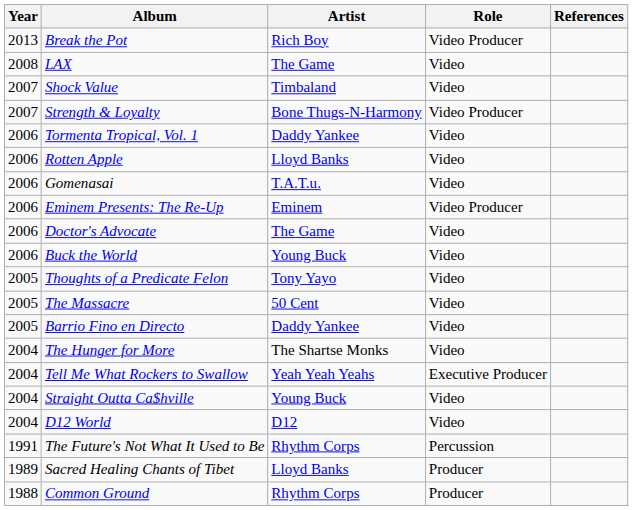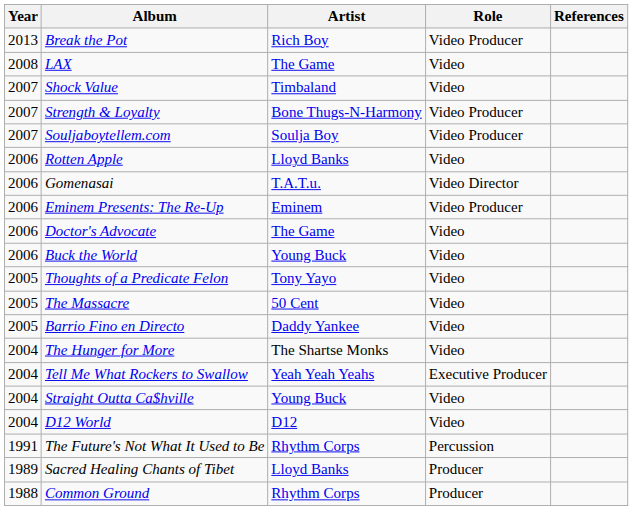+ row: (108, 135)
- row: (121, 135)
(447, 183) Video -> (474, 183) Video Director
